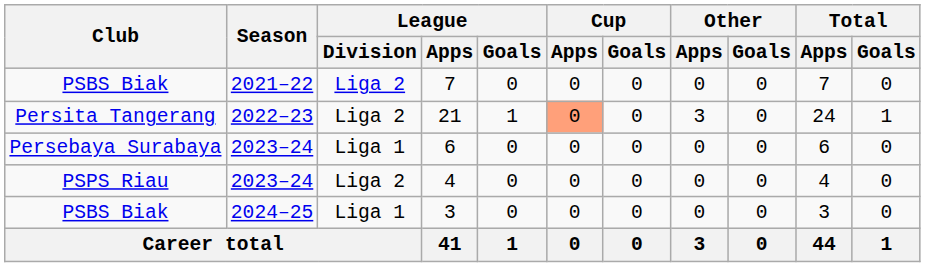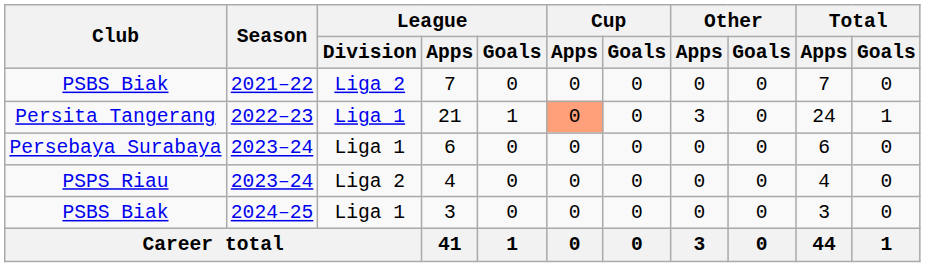(370, 117) Liga 2 -> (370, 117) Liga 1
